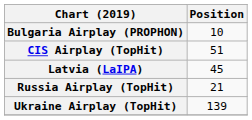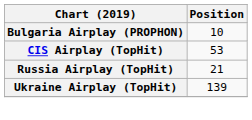(217, 51) 51 -> (217, 51) 53
- row: (96, 69)
